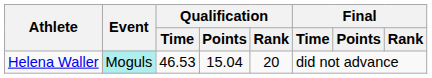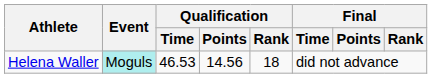(225, 62) 15.04 -> (225, 62) 14.56
(271, 62) 20 -> (271, 62) 18
